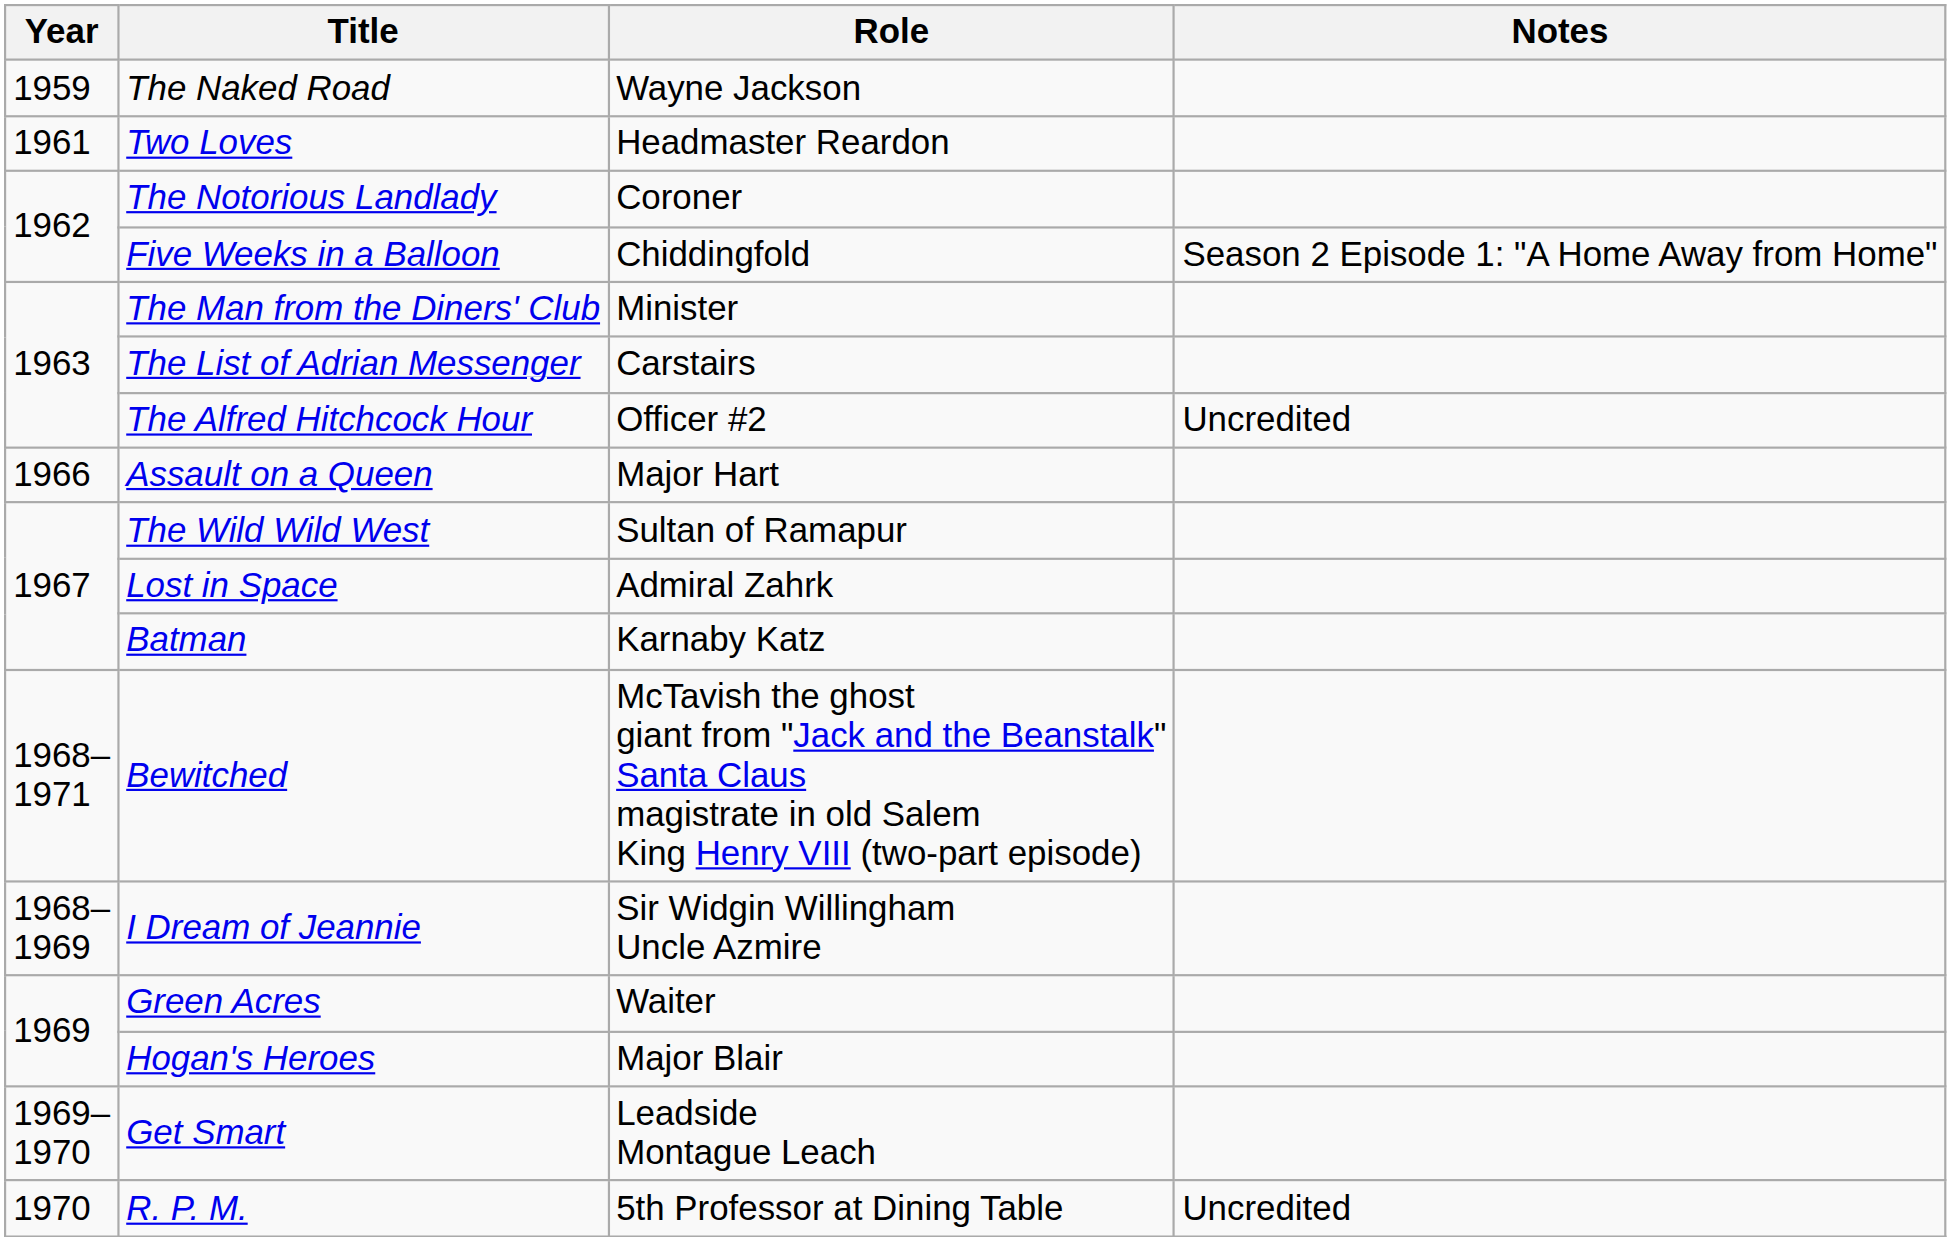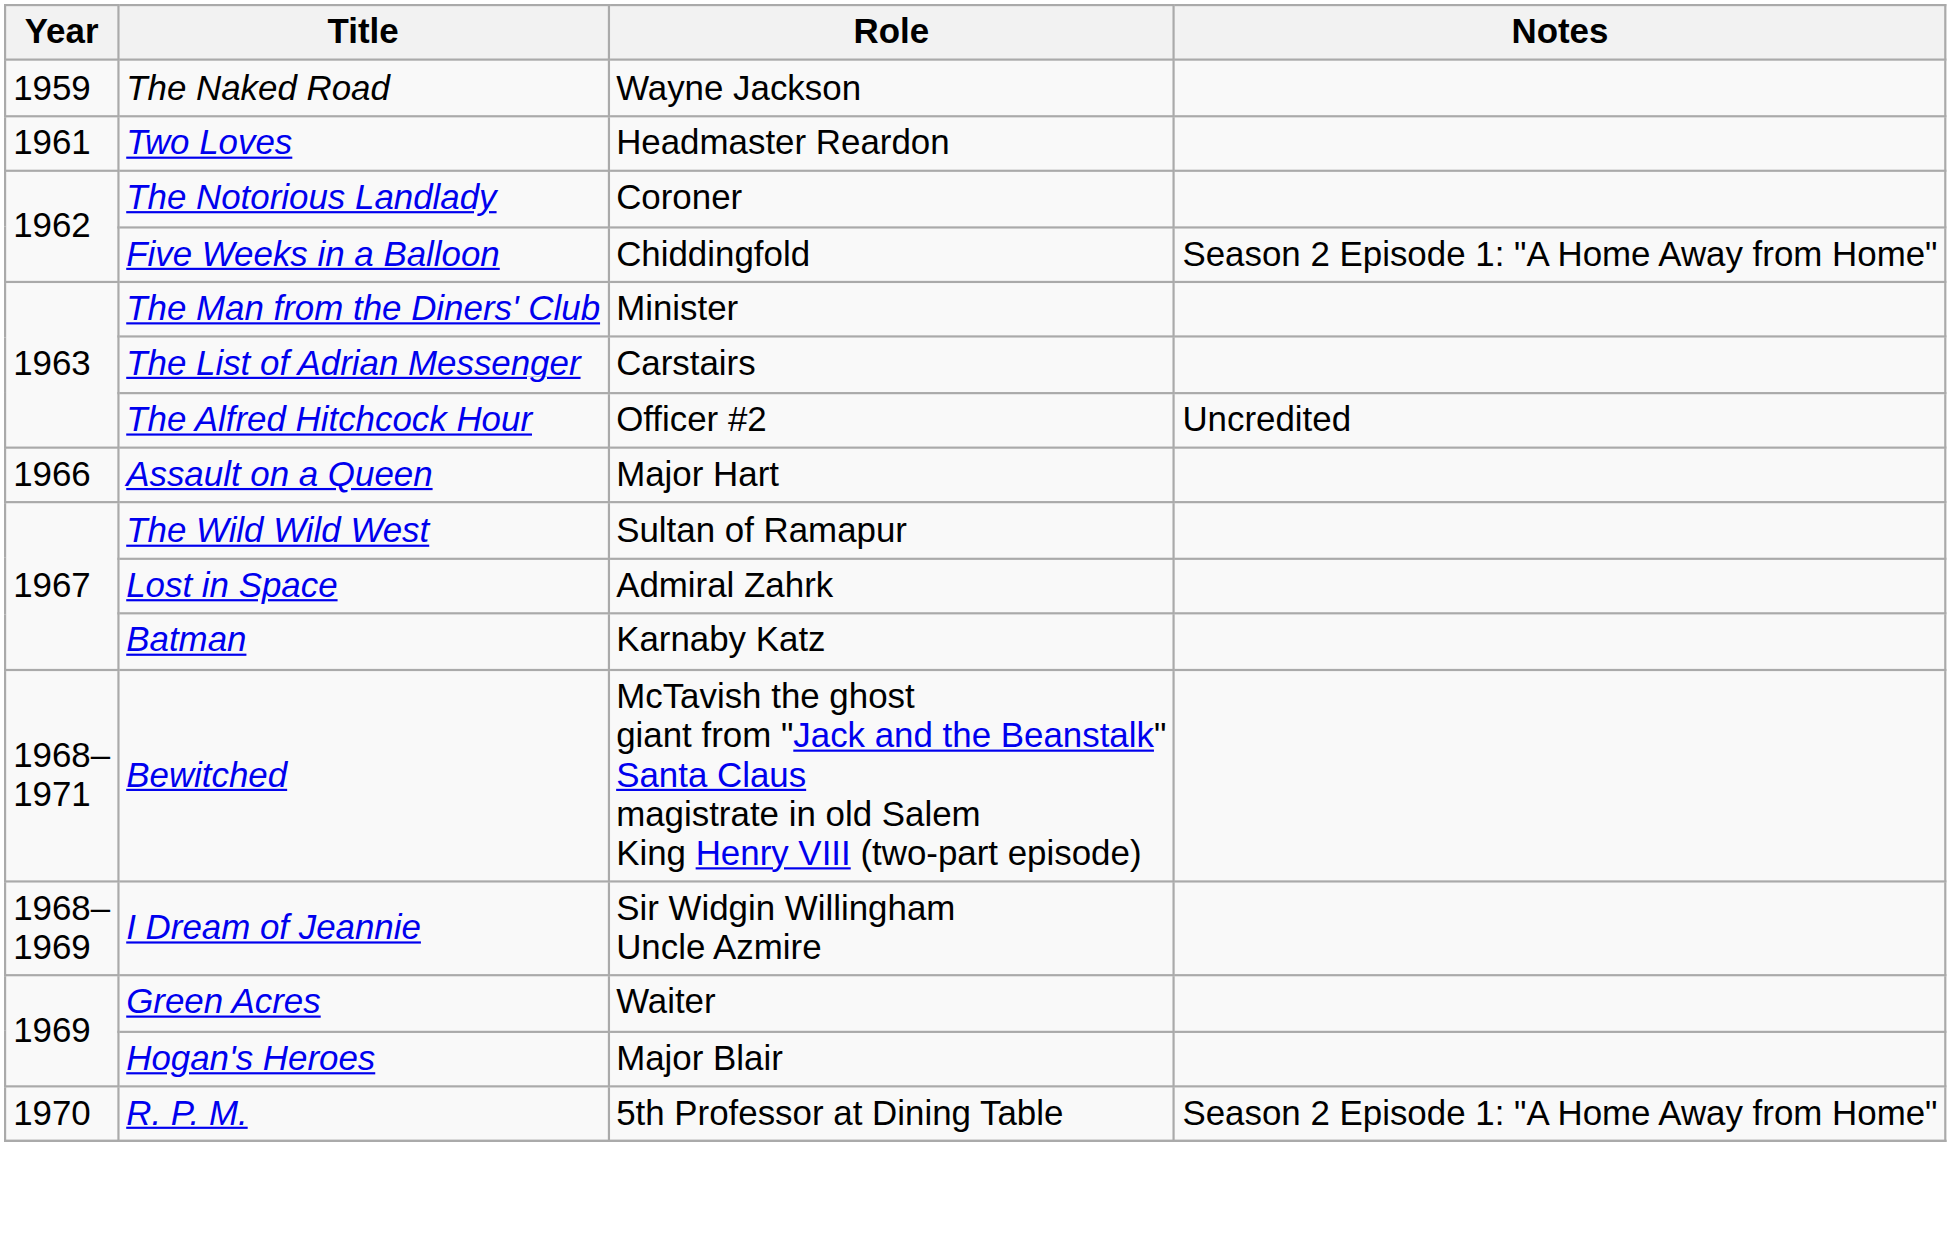- row: (206, 1133)
(1267, 1207) Uncredited -> (1560, 1113) Season 2 Episode 1: "A Home Away from Home"
